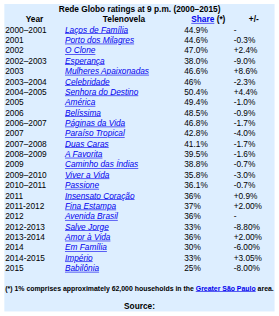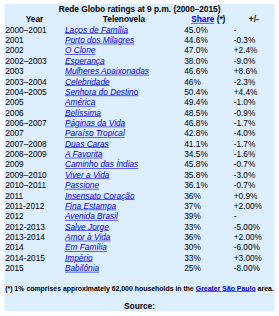(196, 30) 44.9% -> (196, 30) 45.0%
(196, 154) 39.5% -> (196, 154) 34.5%
(196, 165) 38.8% -> (196, 165) 45.8%
(193, 217) 36% -> (193, 217) 39%
(247, 227) -8.80% -> (247, 227) -5.00%
(248, 258) +3.05% -> (248, 258) +3.00%
